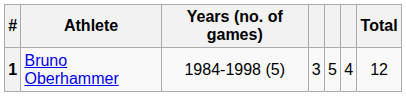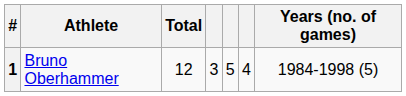columns swapped: (235, 26) <-> (379, 26)
